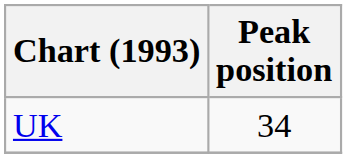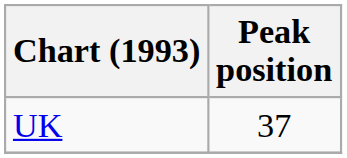(274, 124) 34 -> (274, 124) 37
